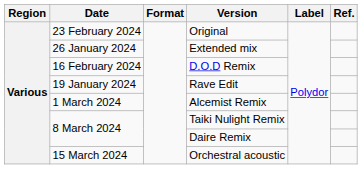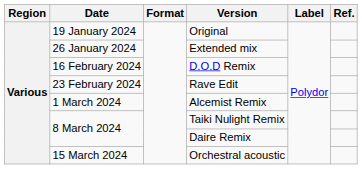(97, 31) 23 February 2024 -> (94, 31) 19 January 2024
(94, 84) 19 January 2024 -> (97, 84) 23 February 2024
